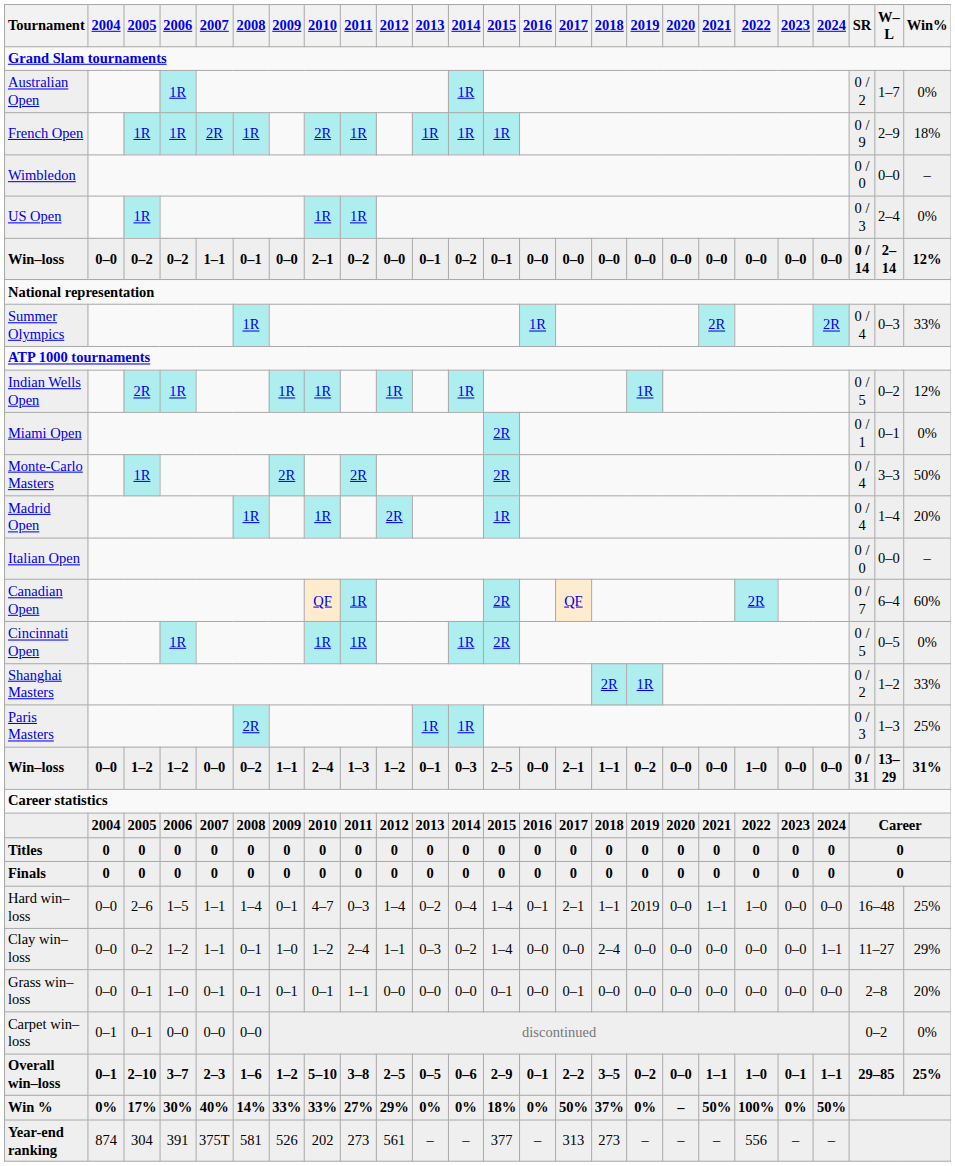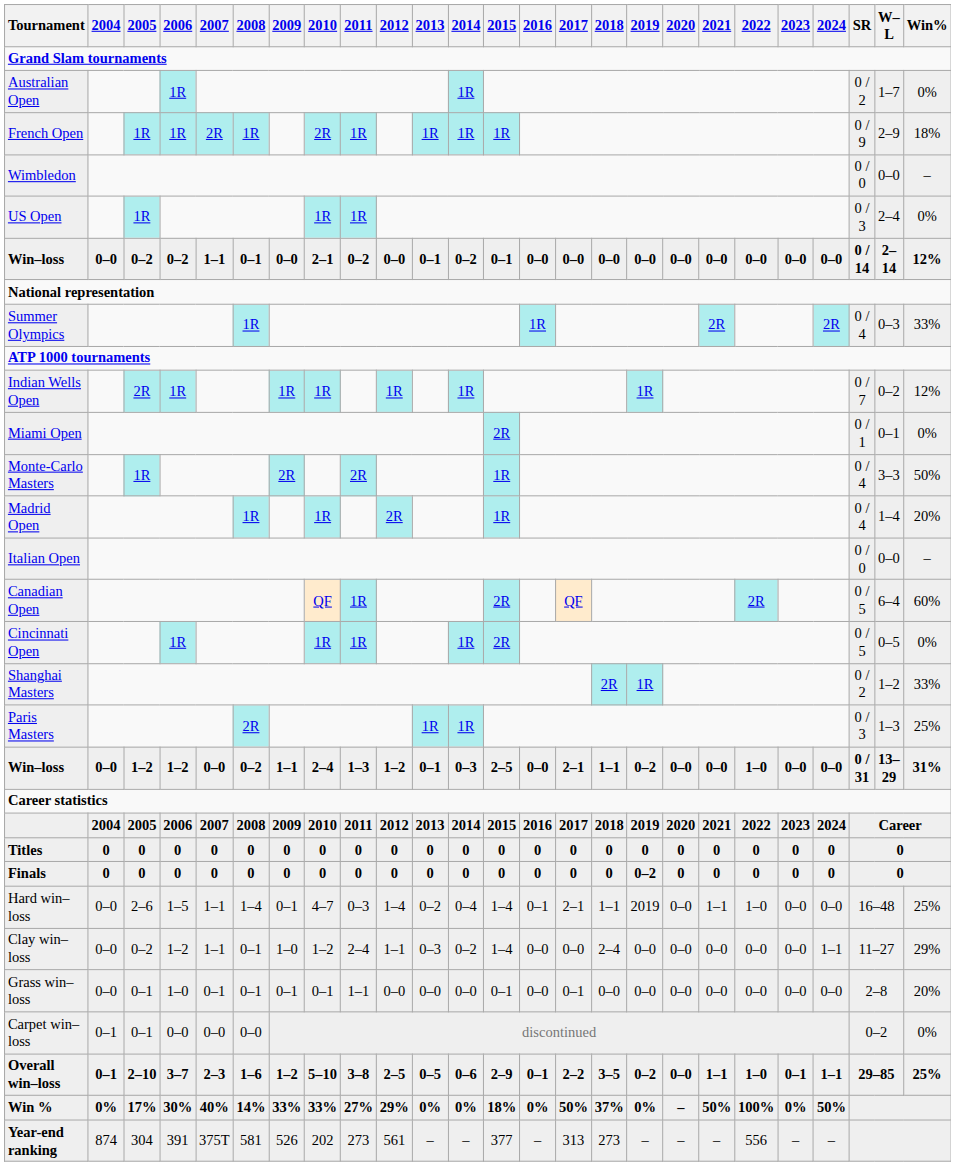(862, 391) 0 / 5 -> (862, 391) 0 / 7
(502, 475) 2R -> (502, 475) 1R
(862, 600) 0 / 7 -> (862, 600) 0 / 5
(645, 874) 0 -> (645, 874) 0–2
